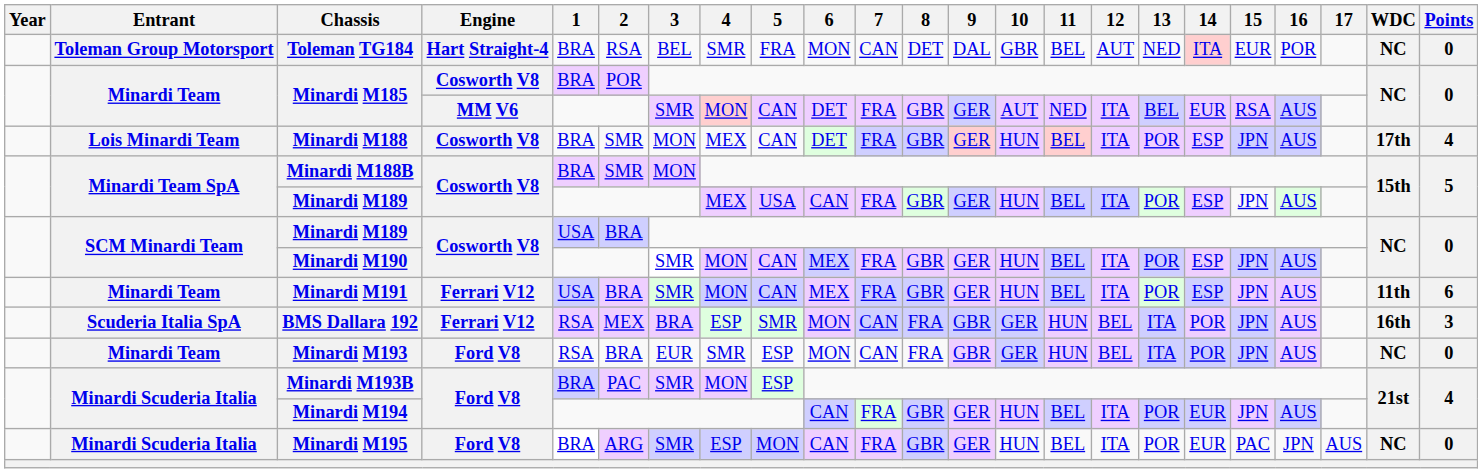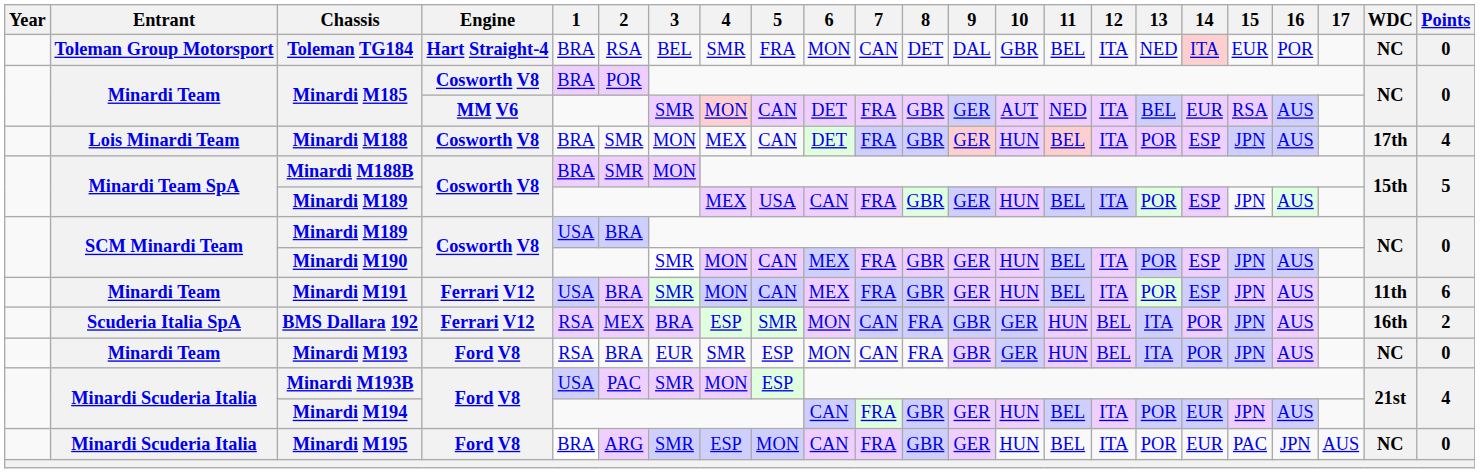(1115, 49) AUT -> (1114, 49) ITA
(1449, 322) 3 -> (1446, 322) 2
(576, 382) BRA -> (576, 382) USA
